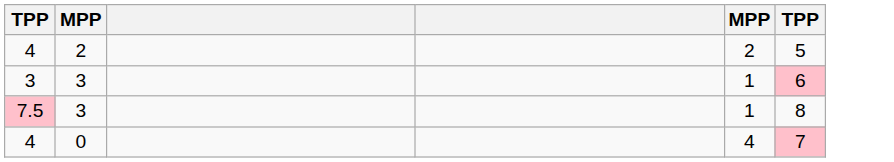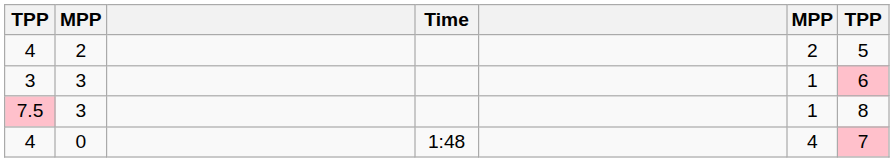+ column: (447, 19)
